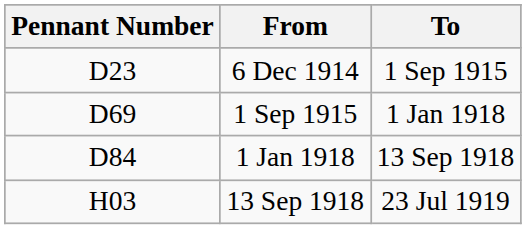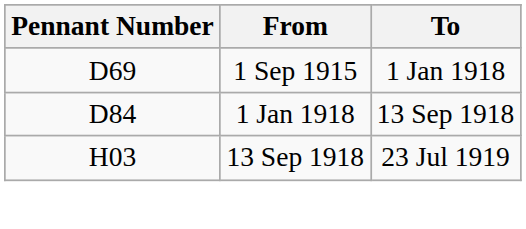- row: (295, 69)
